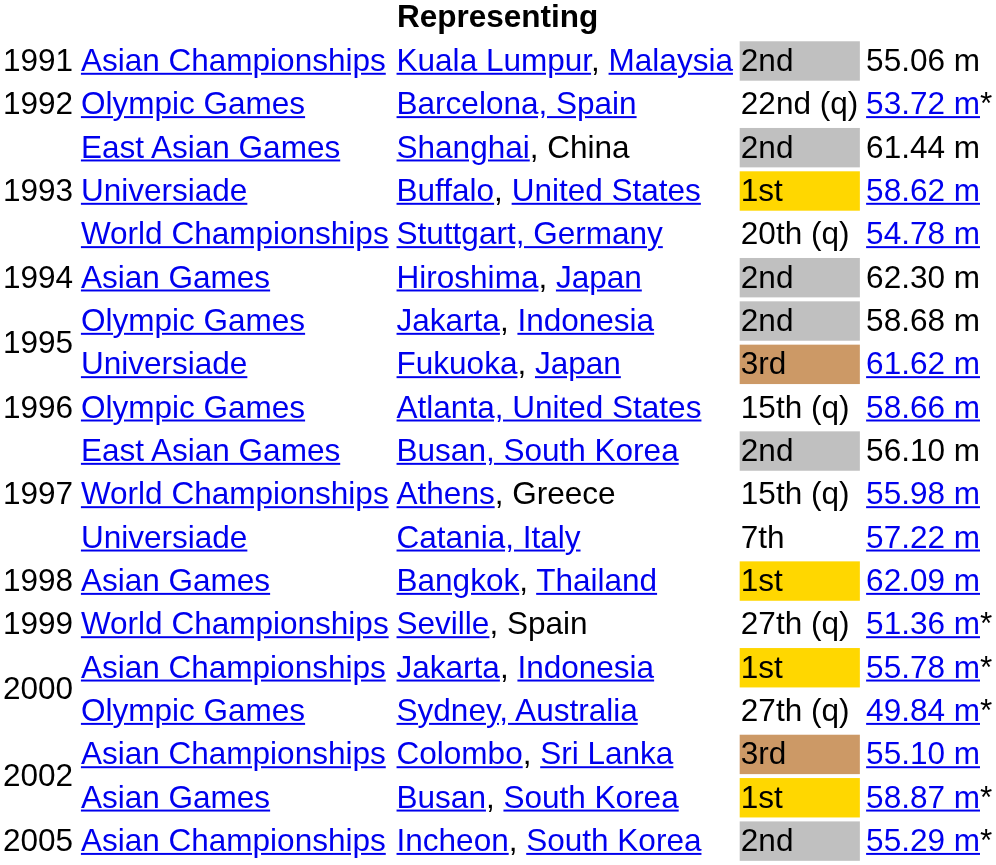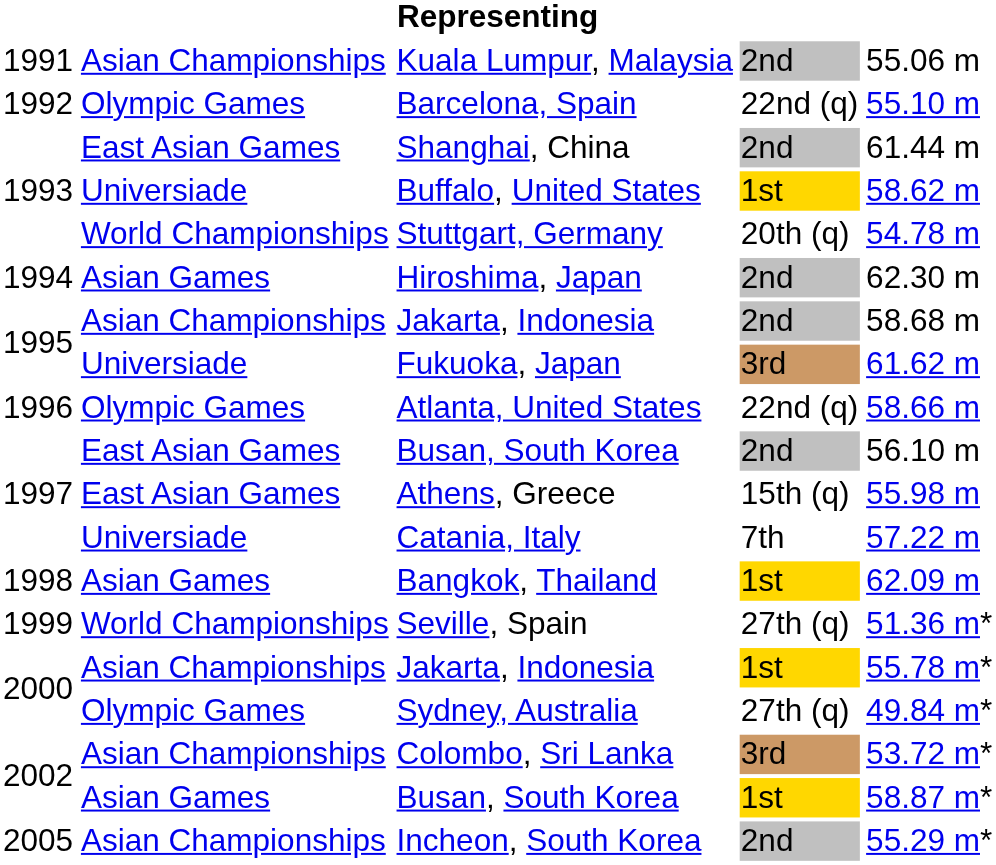(929, 103) 53.72 m* -> (923, 103) 55.10 m
(193, 320) Olympic Games -> (233, 320) Asian Championships
(795, 407) 15th (q) -> (800, 407) 22nd (q)
(235, 493) World Championships -> (211, 493) East Asian Games
(923, 753) 55.10 m -> (929, 753) 53.72 m*
